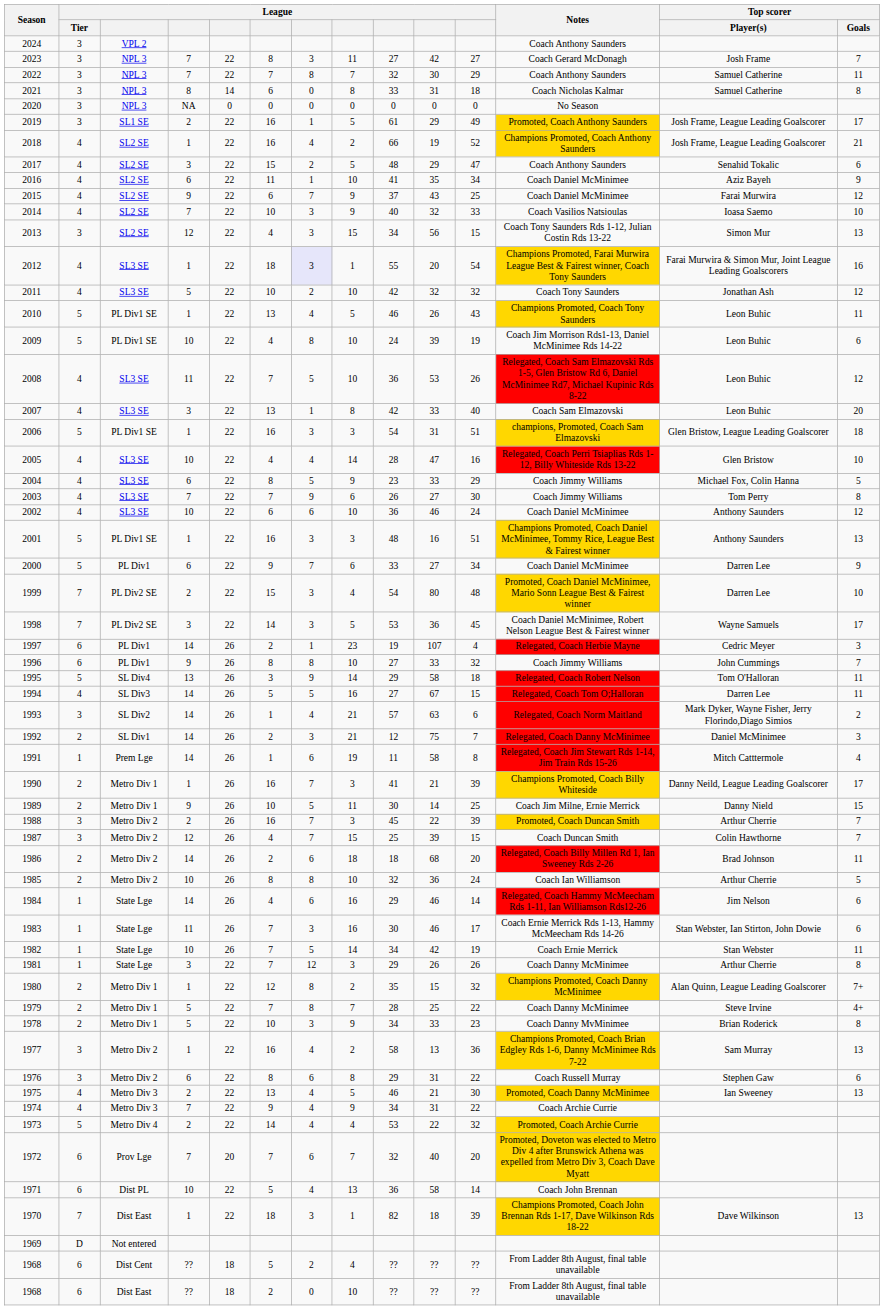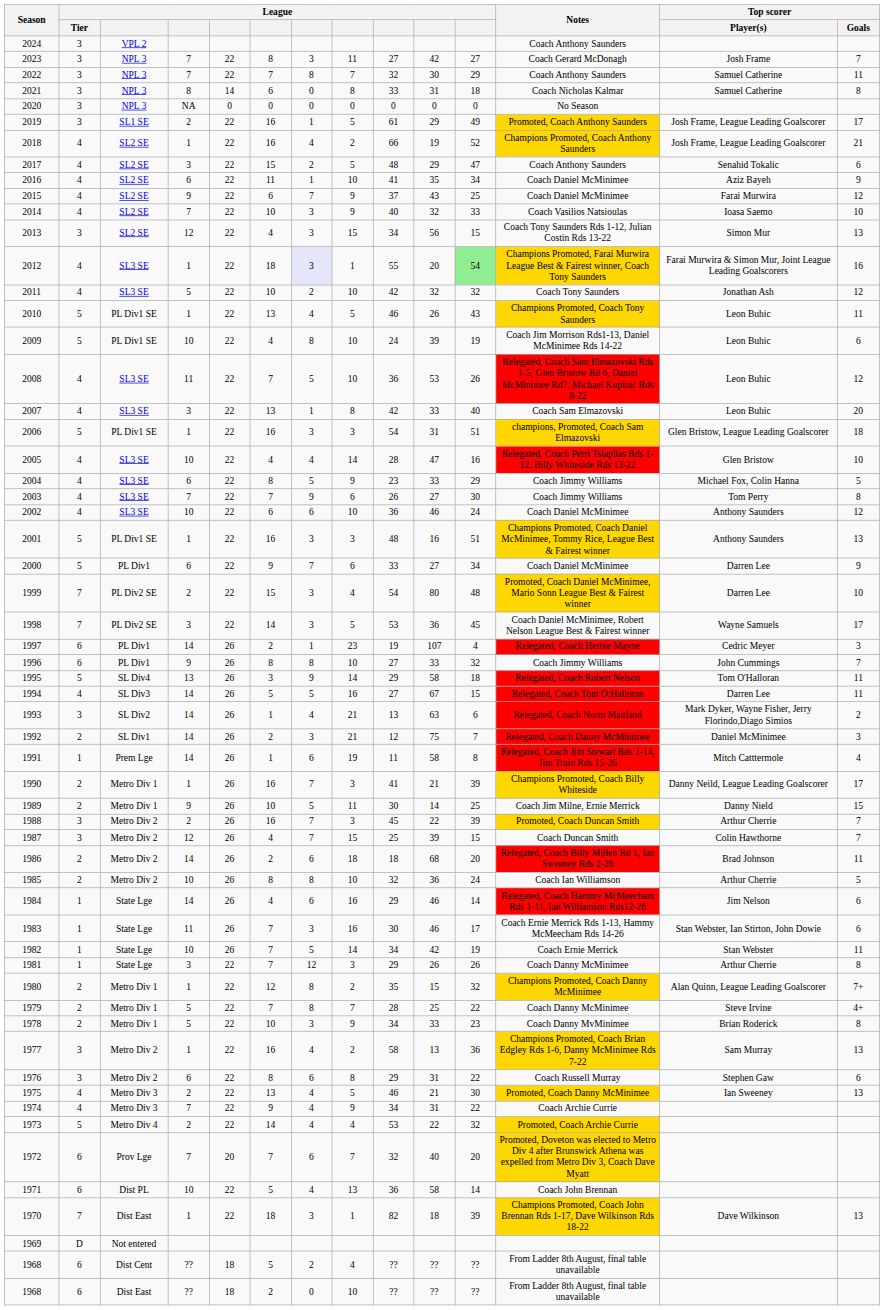(475, 265) no background -> (475, 265) lightgreen background
(393, 715) 57 -> (393, 715) 13
